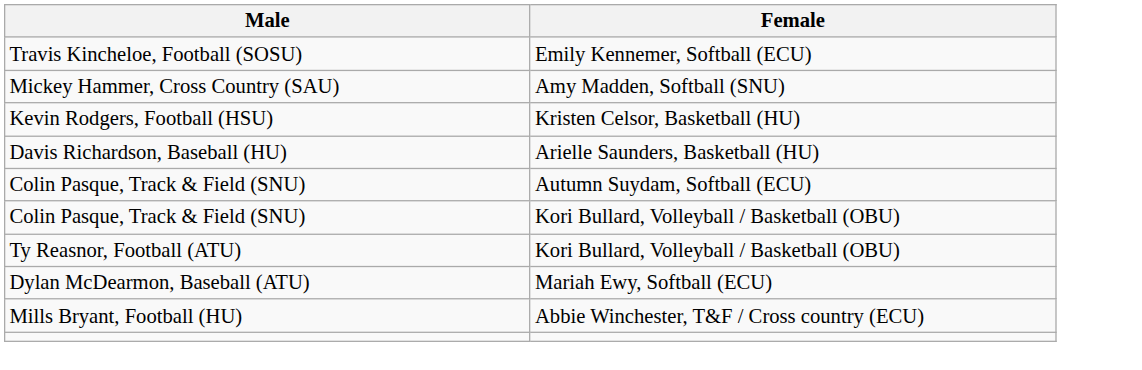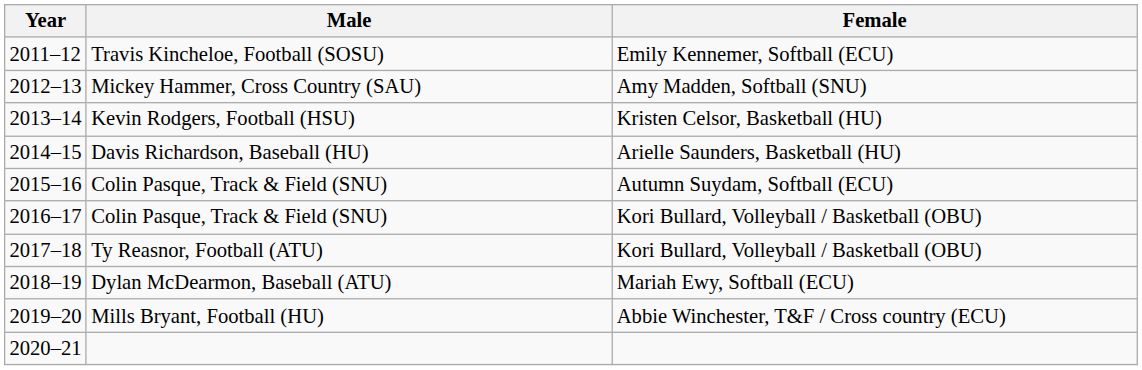+ column: (46, 20)
